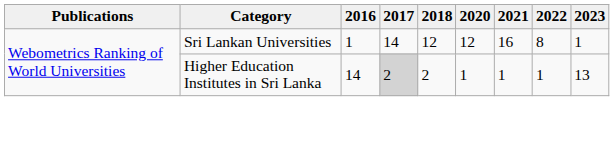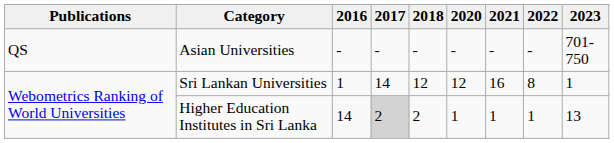+ row: (237, 50)
